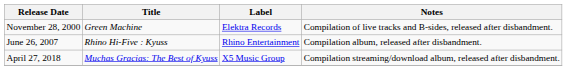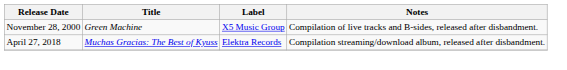(252, 27) Elektra Records -> (253, 27) X5 Music Group
- row: (32, 42)
(253, 58) X5 Music Group -> (252, 42) Elektra Records
